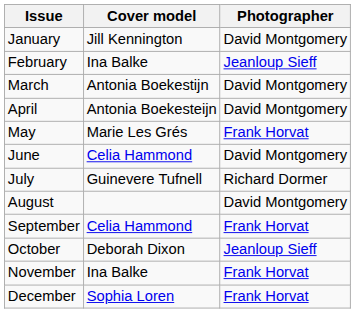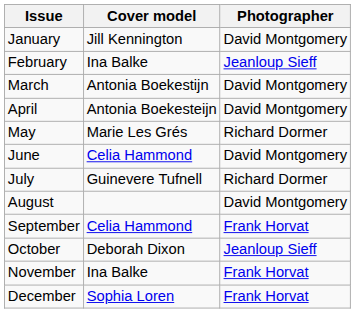(266, 132) Frank Horvat -> (275, 132) Richard Dormer
